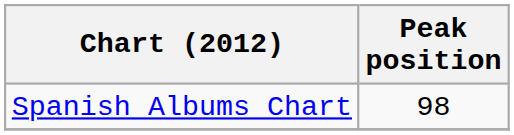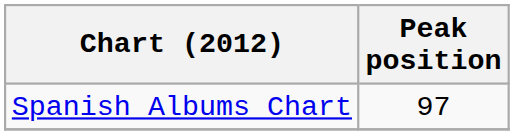(434, 107) 98 -> (434, 107) 97
